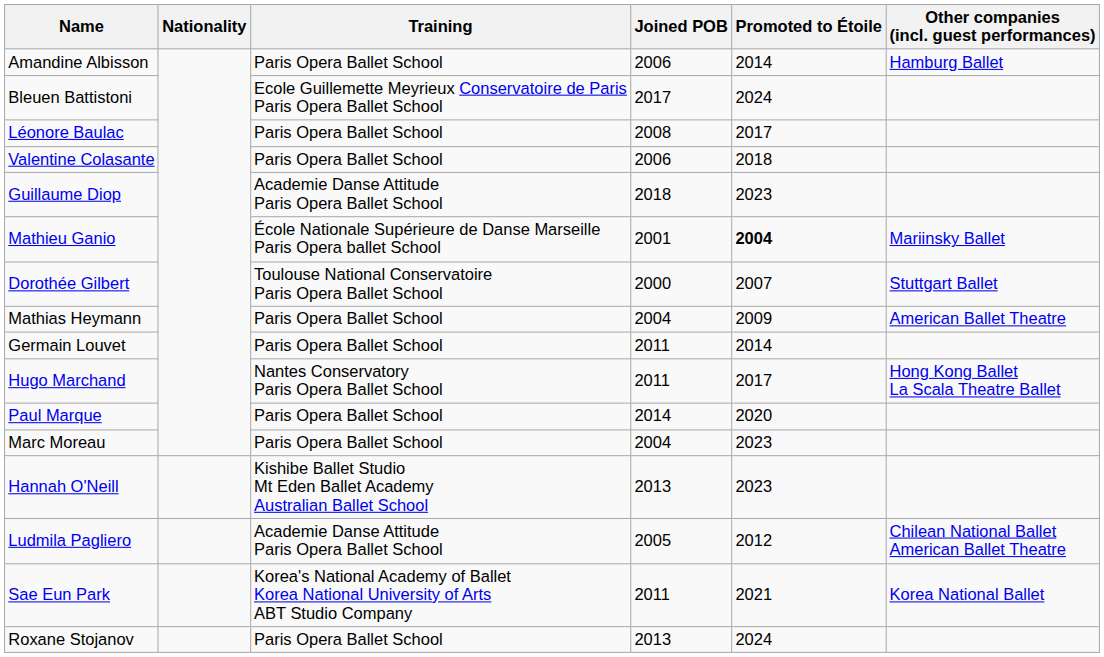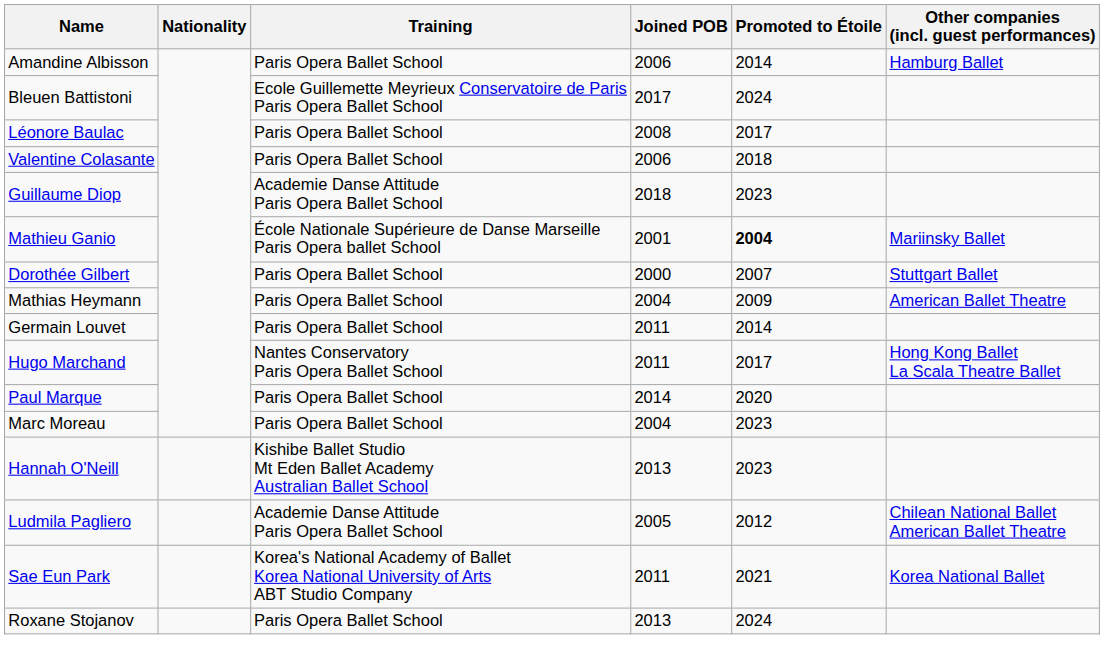(373, 283) Toulouse National Conservatoire Paris Opera Ballet School -> (348, 274) Paris Opera Ballet School
